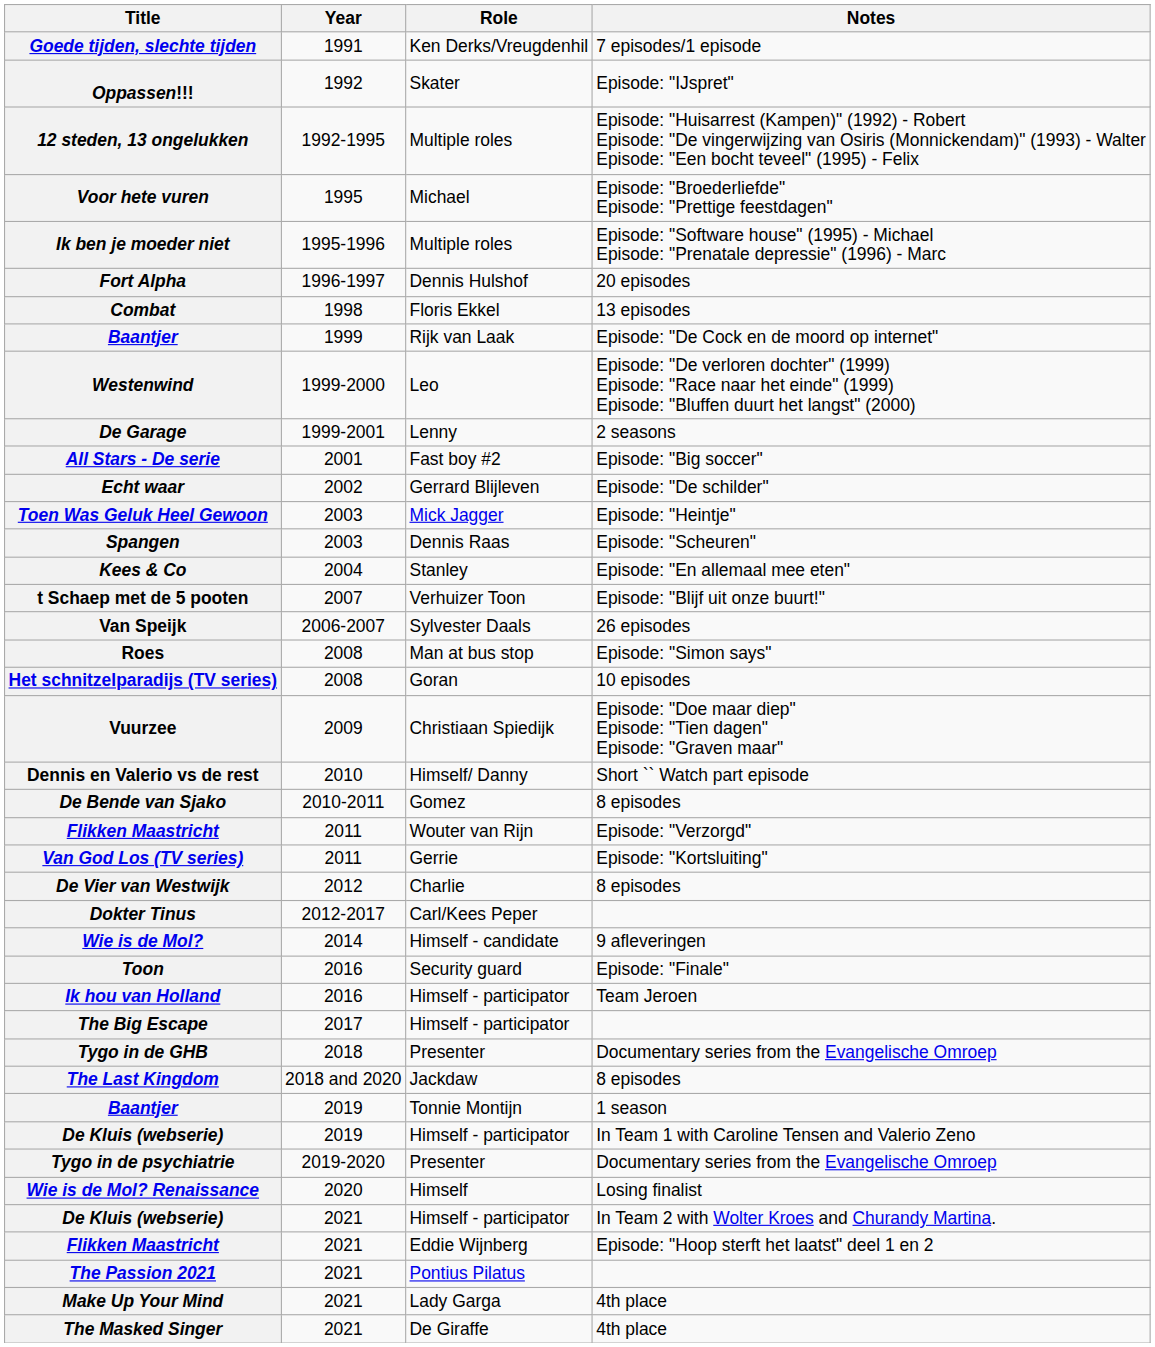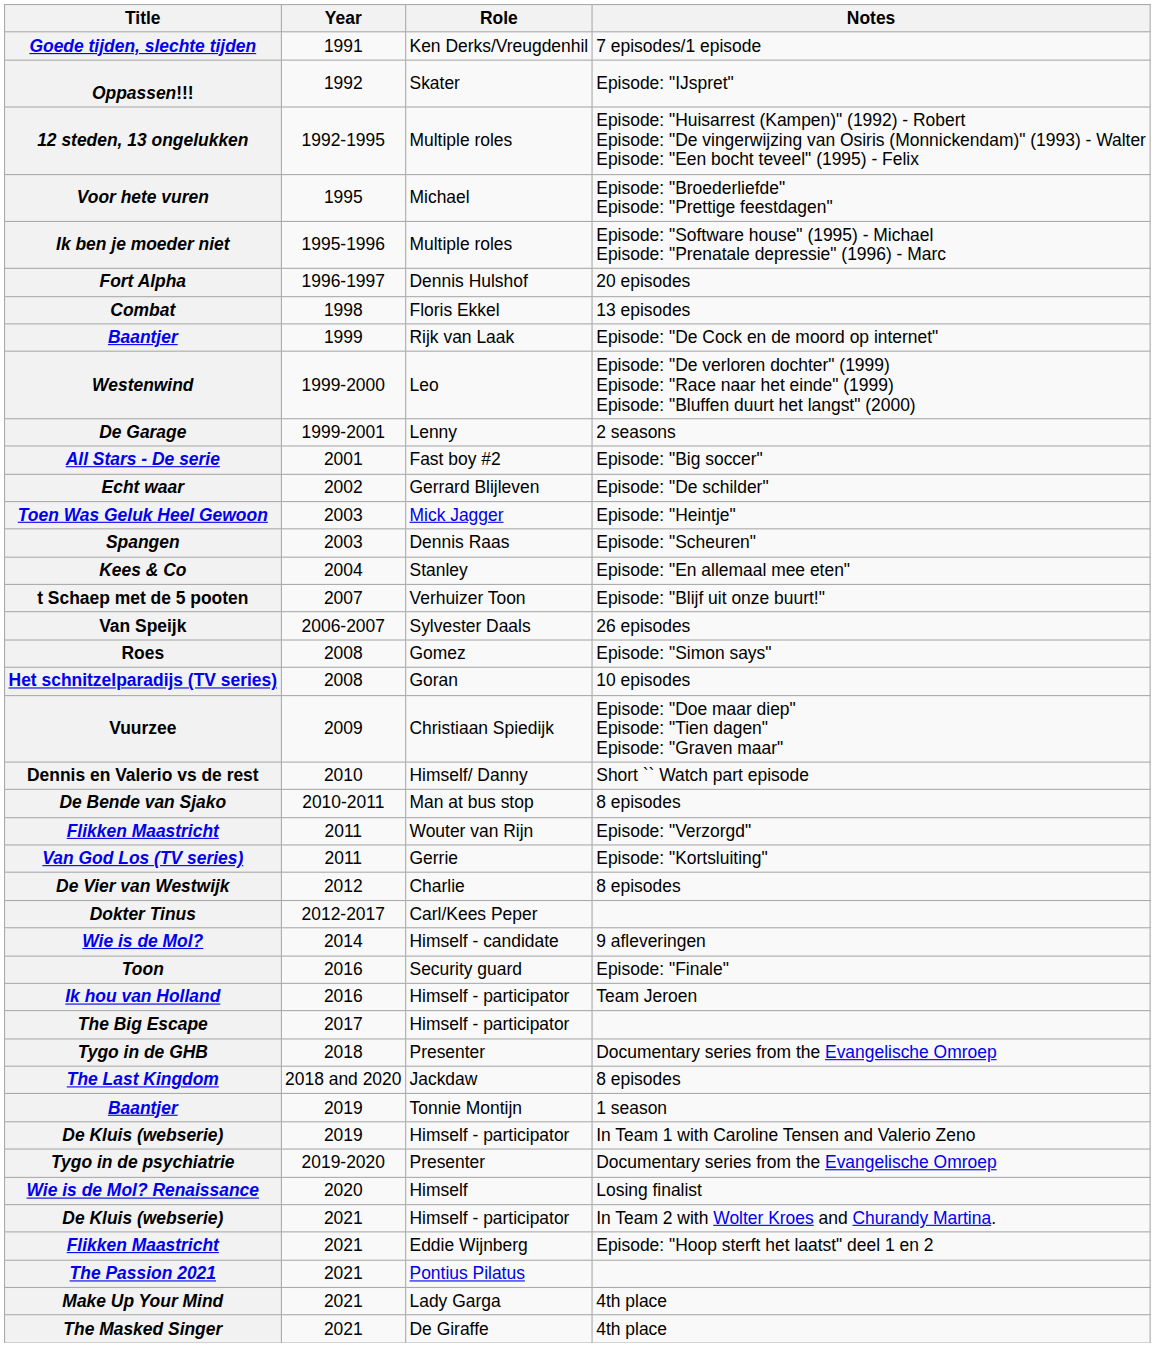(472, 653) Man at bus stop -> (438, 653) Gomez
(438, 803) Gomez -> (472, 803) Man at bus stop
